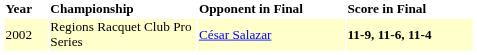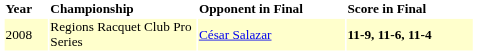(19, 34) 2002 -> (19, 34) 2008
